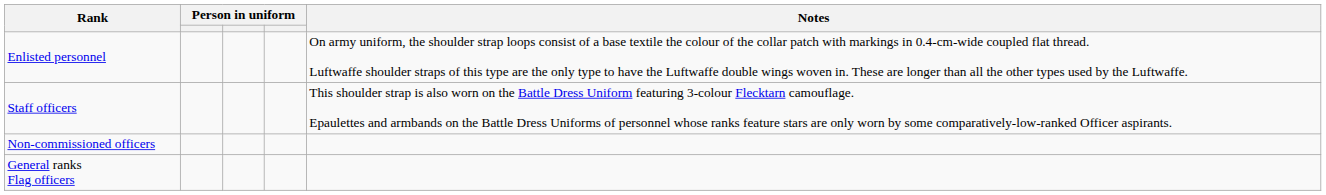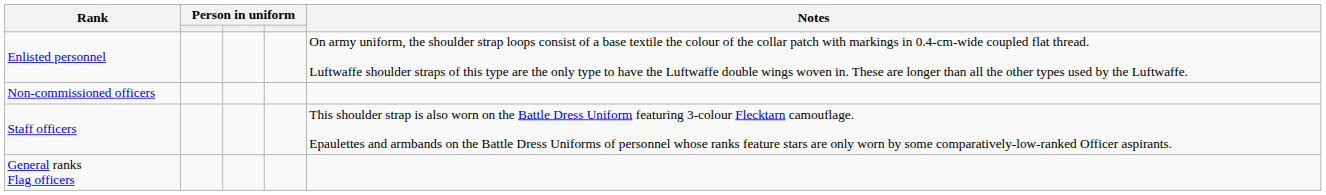rows swapped: (81, 144) <-> (42, 108)
